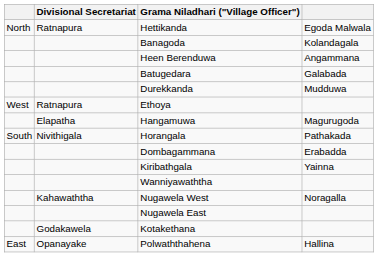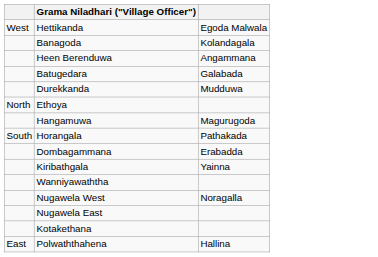- column: (86, 12)
(18, 27) North -> (18, 27) West
(18, 105) West -> (18, 105) North
